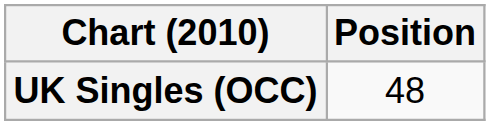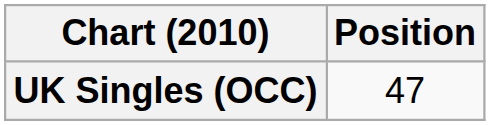(405, 90) 48 -> (405, 90) 47
